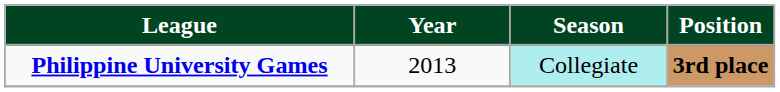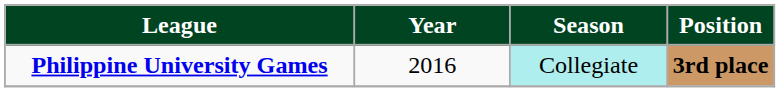(432, 65) 2013 -> (432, 65) 2016
